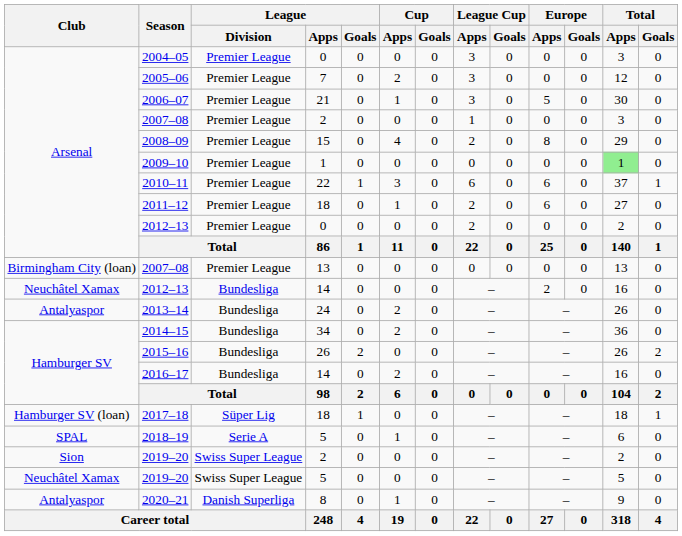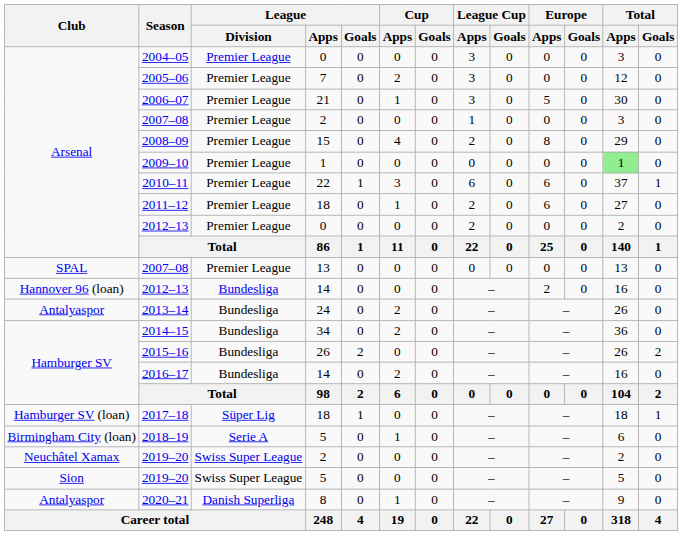(72, 267) Birmingham City (loan) -> (72, 267) SPAL
(72, 288) Neuchâtel Xamax -> (72, 288) Hannover 96 (loan)
(72, 436) SPAL -> (72, 436) Birmingham City (loan)
(72, 457) Sion -> (72, 457) Neuchâtel Xamax
(72, 478) Neuchâtel Xamax -> (72, 478) Sion
